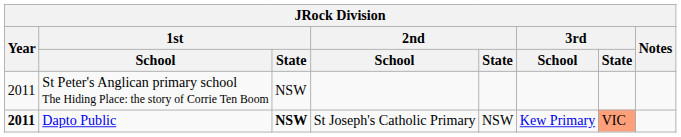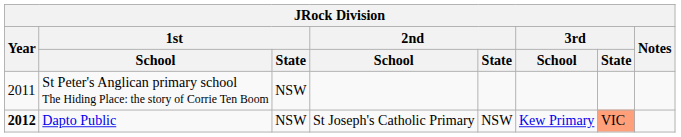(21, 120) 2011 -> (22, 120) 2012
(291, 120) bold -> (291, 120) normal
